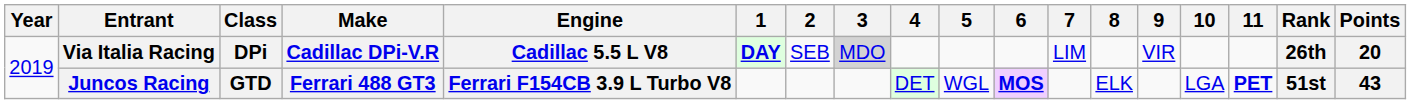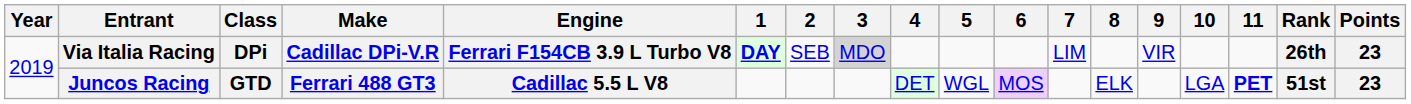(590, 52) Cadillac 5.5 L V8 -> (590, 52) Ferrari F154CB 3.9 L Turbo V8
(1370, 52) 20 -> (1370, 52) 23
(590, 84) Ferrari F154CB 3.9 L Turbo V8 -> (590, 84) Cadillac 5.5 L V8
(1021, 84) bold -> (1021, 84) normal
(1370, 84) 43 -> (1370, 84) 23
